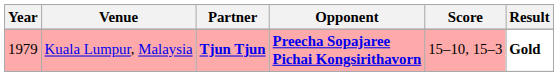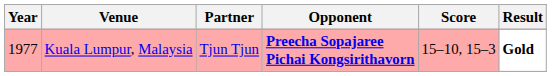(23, 50) 1979 -> (23, 50) 1977
(233, 50) bold -> (229, 50) normal
